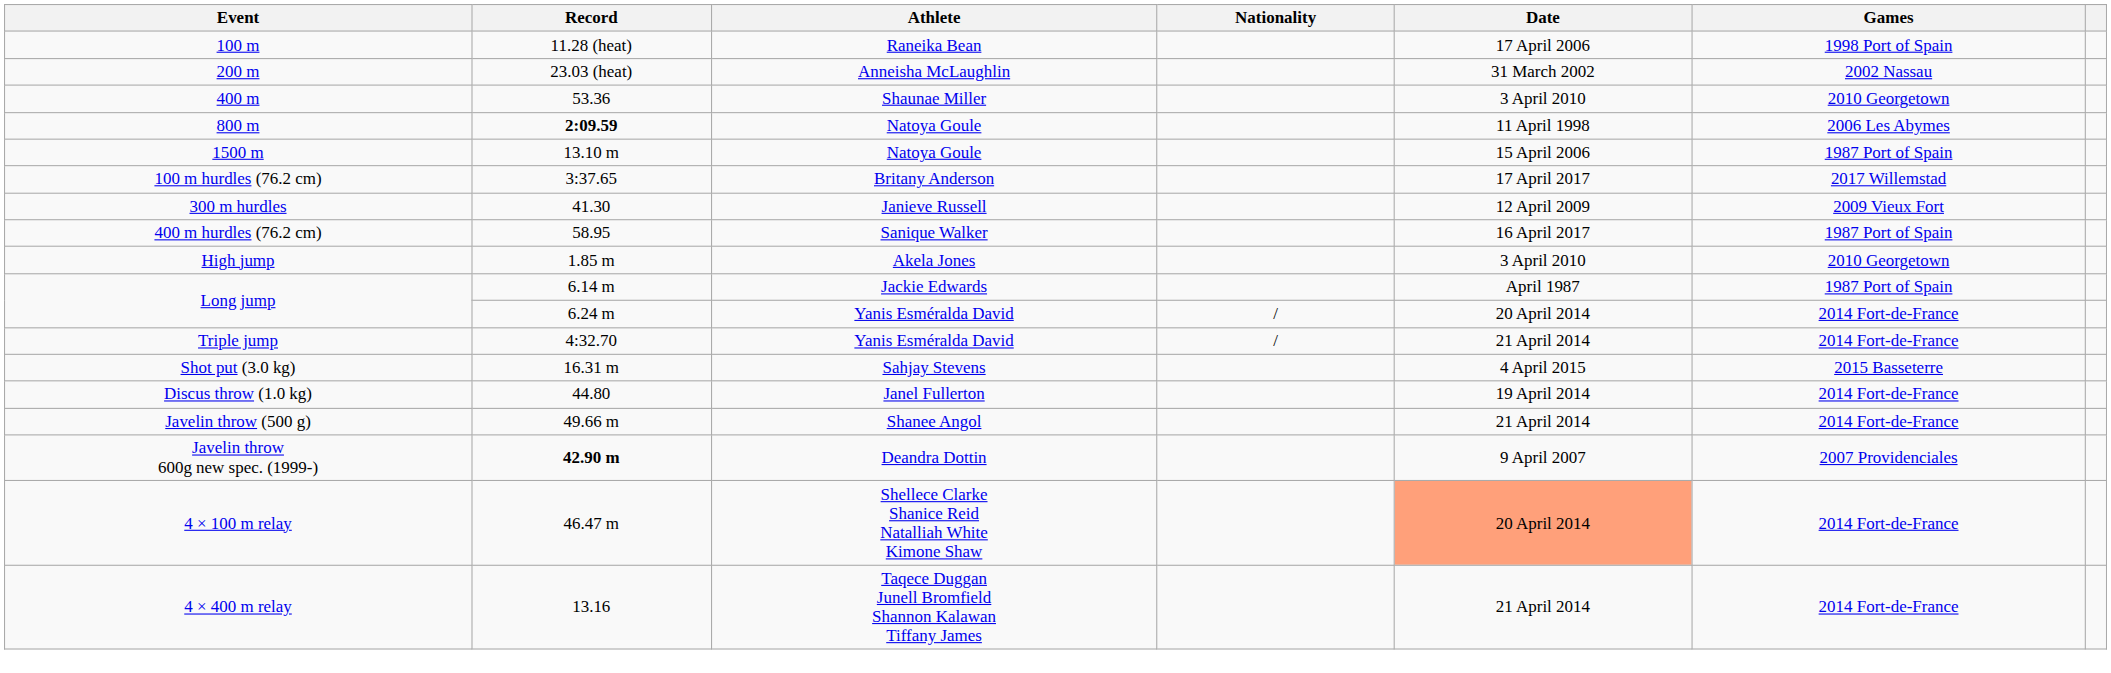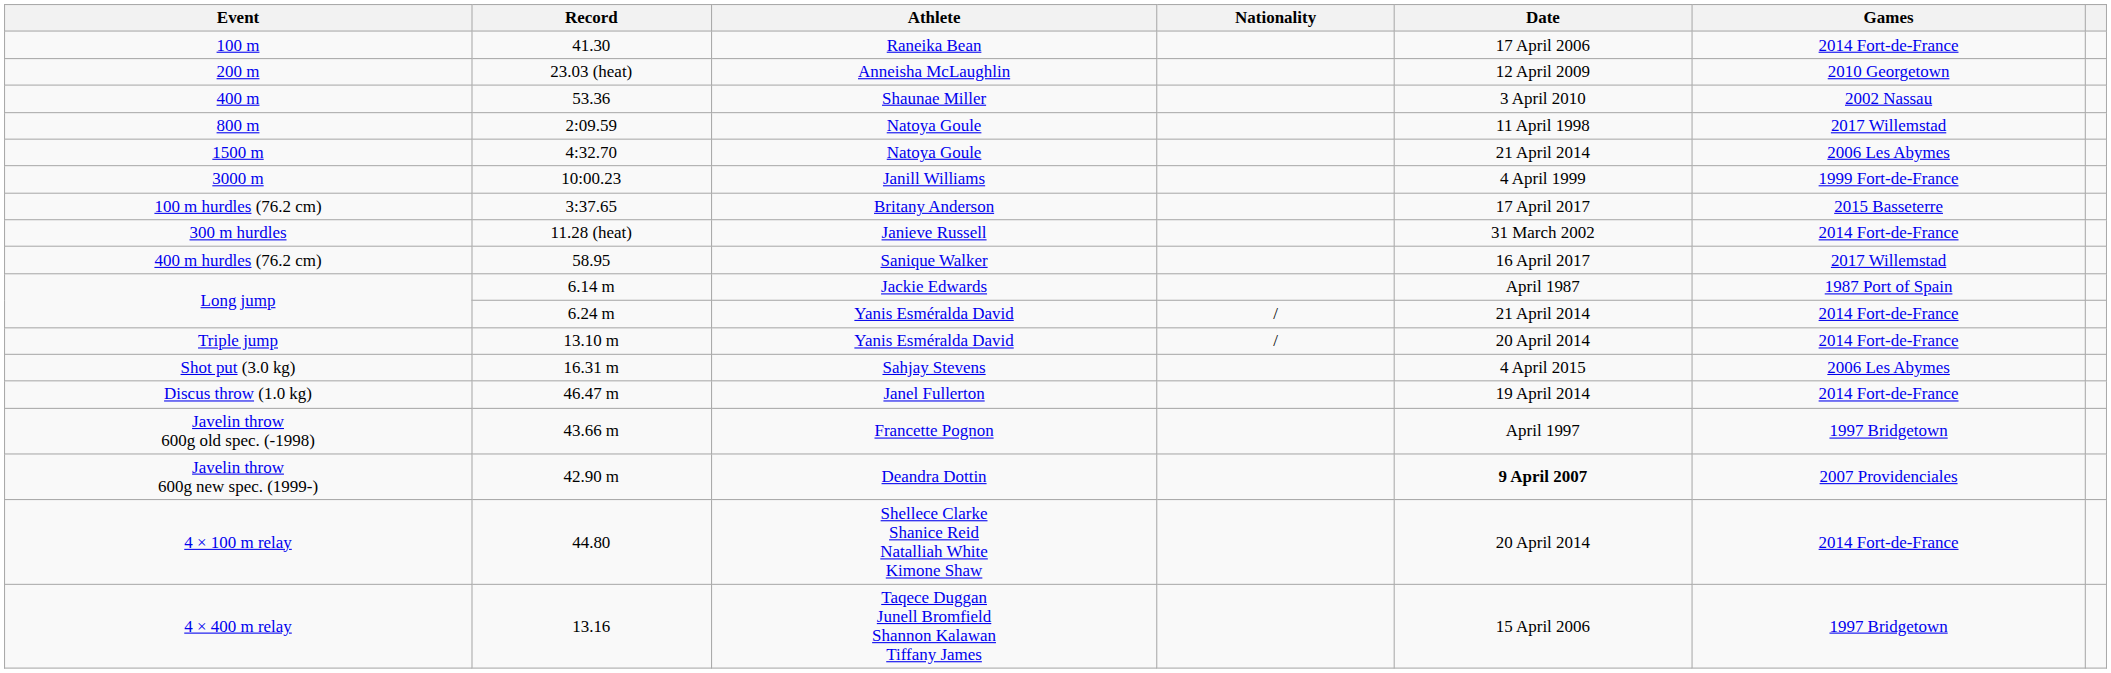(591, 44) 11.28 (heat) -> (591, 44) 41.30
(1889, 44) 1998 Port of Spain -> (1889, 44) 2014 Fort-de-France
(1543, 71) 31 March 2002 -> (1543, 71) 12 April 2009
(1889, 71) 2002 Nassau -> (1889, 71) 2010 Georgetown
(1889, 98) 2010 Georgetown -> (1889, 98) 2002 Nassau
(591, 125) bold -> (591, 125) normal
(1889, 125) 2006 Les Abymes -> (1889, 125) 2017 Willemstad
(591, 152) 13.10 m -> (591, 152) 4:32.70
(1543, 152) 15 April 2006 -> (1543, 152) 21 April 2014
(1889, 152) 1987 Port of Spain -> (1889, 152) 2006 Les Abymes
+ row: (238, 179)
(1889, 179) 2017 Willemstad -> (1889, 206) 2015 Basseterre
(591, 206) 41.30 -> (591, 233) 11.28 (heat)
(1543, 206) 12 April 2009 -> (1543, 233) 31 March 2002
(1889, 206) 2009 Vieux Fort -> (1889, 233) 2014 Fort-de-France
(1889, 233) 1987 Port of Spain -> (1889, 260) 2017 Willemstad
- row: (238, 260)
(1543, 313) 20 April 2014 -> (1543, 313) 21 April 2014
(591, 340) 4:32.70 -> (591, 340) 13.10 m
(1543, 340) 21 April 2014 -> (1543, 340) 20 April 2014
(1889, 367) 2015 Basseterre -> (1889, 367) 2006 Les Abymes
(591, 394) 44.80 -> (591, 394) 46.47 m
- row: (238, 421)
+ row: (238, 430)
(591, 457) bold -> (591, 476) normal
(1543, 457) normal -> (1543, 476) bold
(591, 522) 46.47 m -> (591, 541) 44.80
(1543, 522) lightsalmon background -> (1543, 541) no background
(1543, 607) 21 April 2014 -> (1543, 626) 15 April 2006
(1889, 607) 2014 Fort-de-France -> (1889, 626) 1997 Bridgetown
